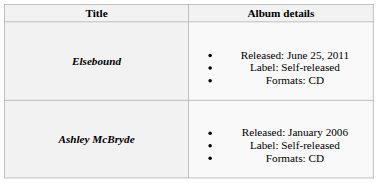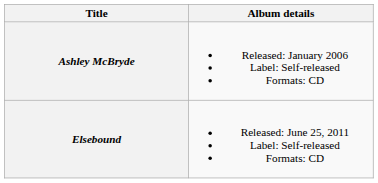rows swapped: (97, 139) <-> (97, 61)
